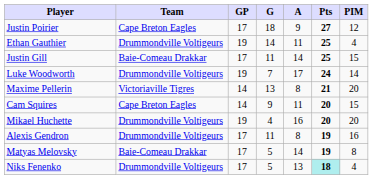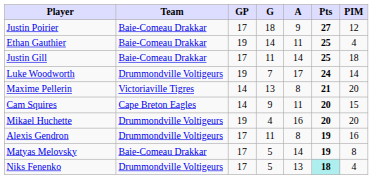(157, 27) Cape Breton Eagles -> (162, 27) Baie-Comeau Drakkar
(171, 43) Drummondville Voltigeurs -> (162, 43) Baie-Comeau Drakkar
(354, 58) 15 -> (354, 58) 18
